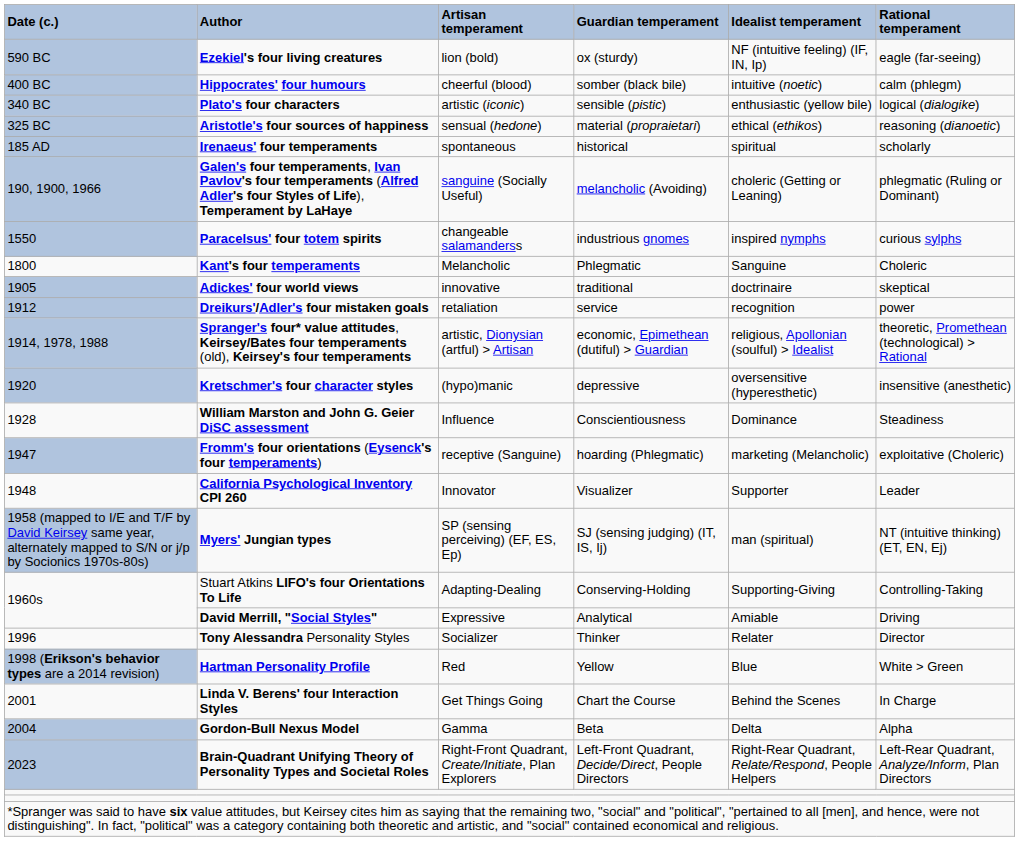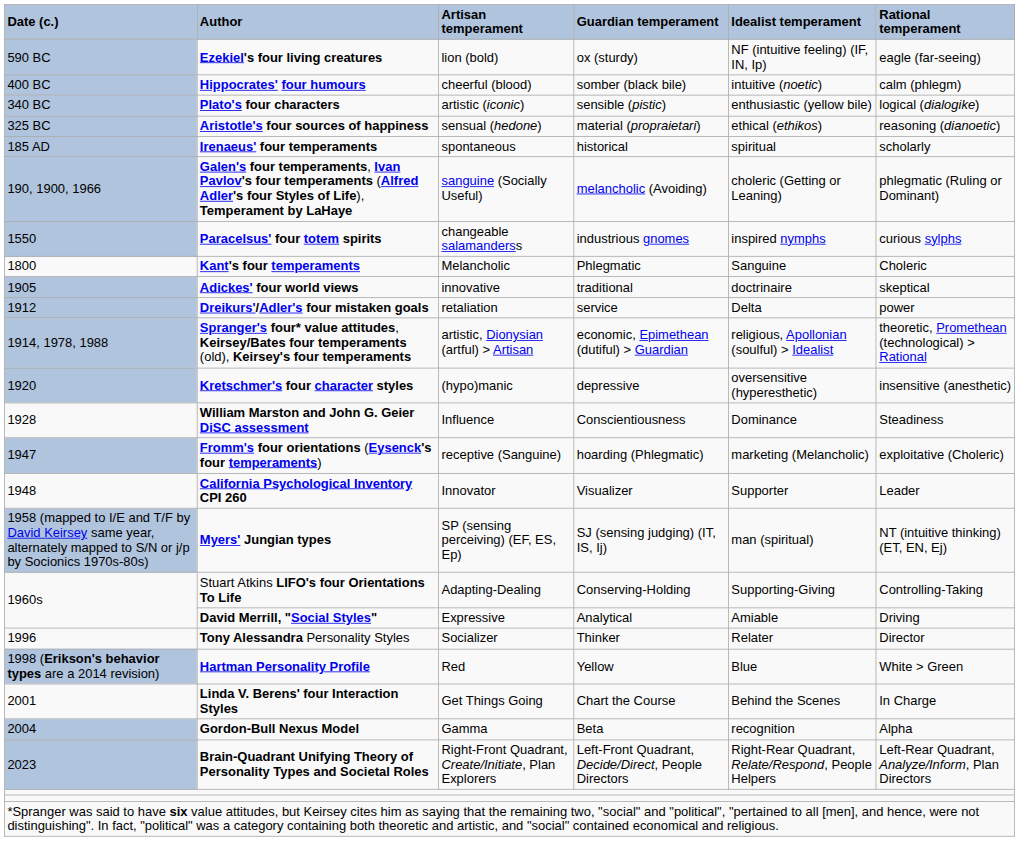(763, 307) recognition -> (746, 307) Delta
(746, 729) Delta -> (763, 729) recognition
